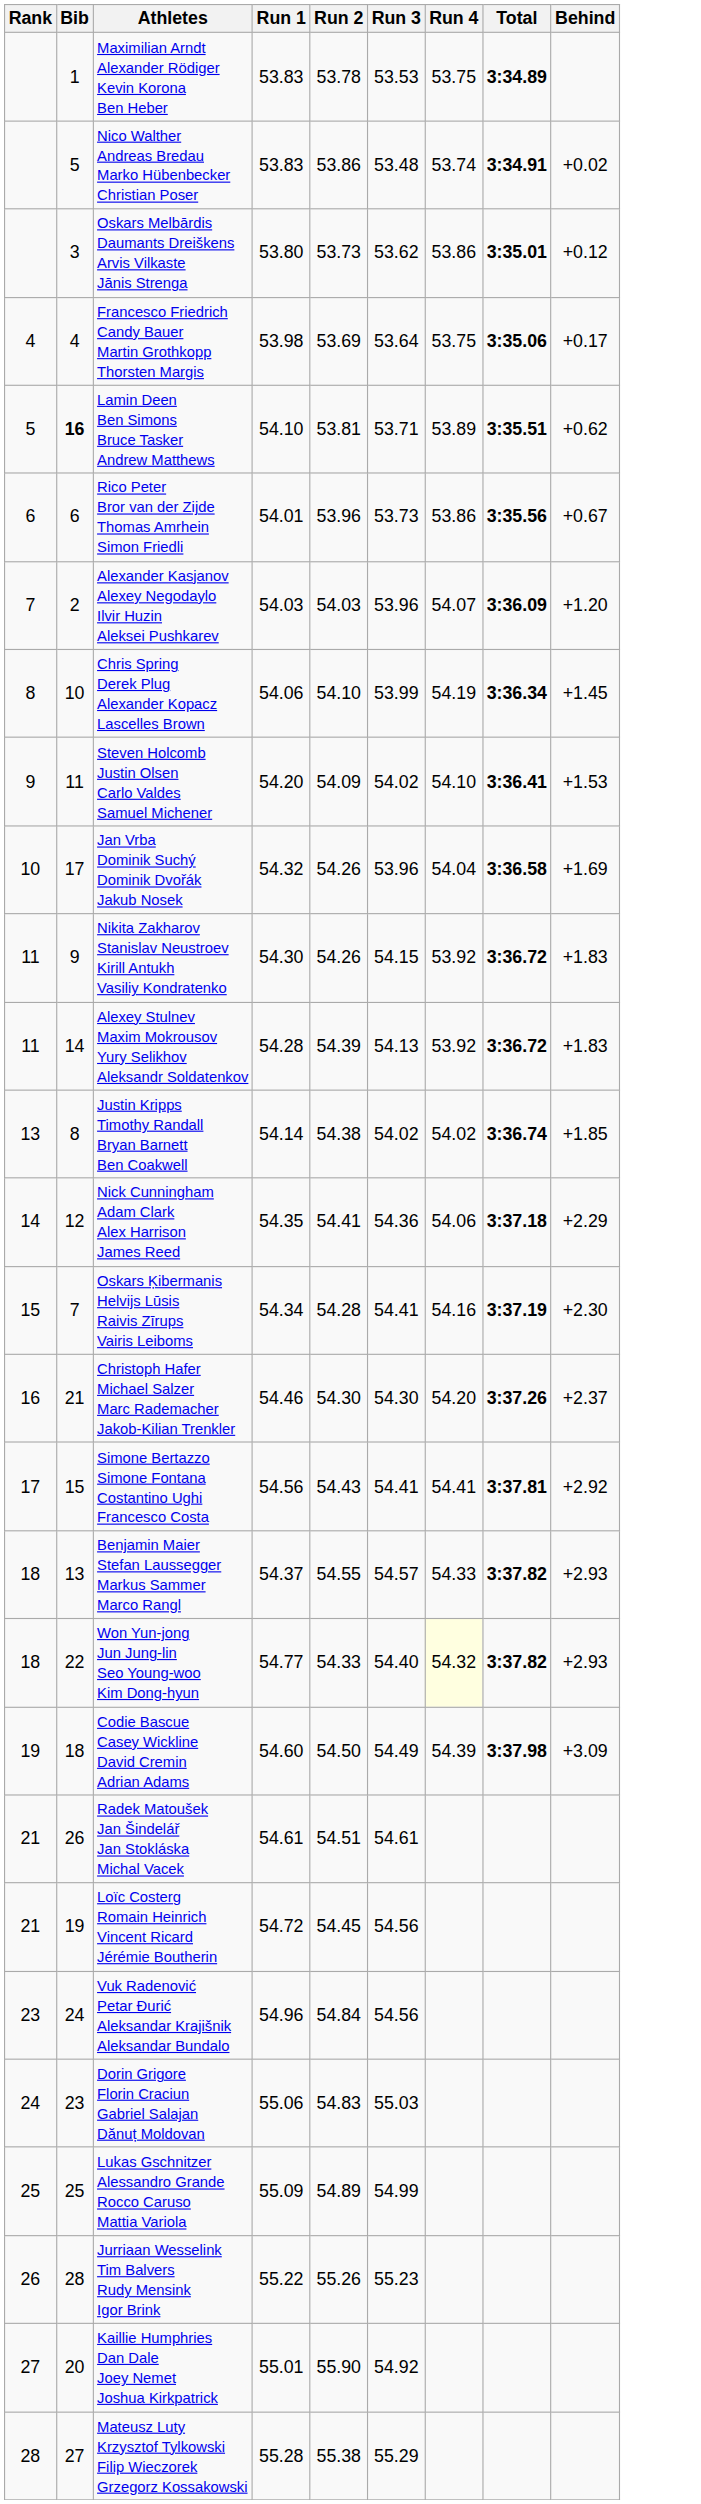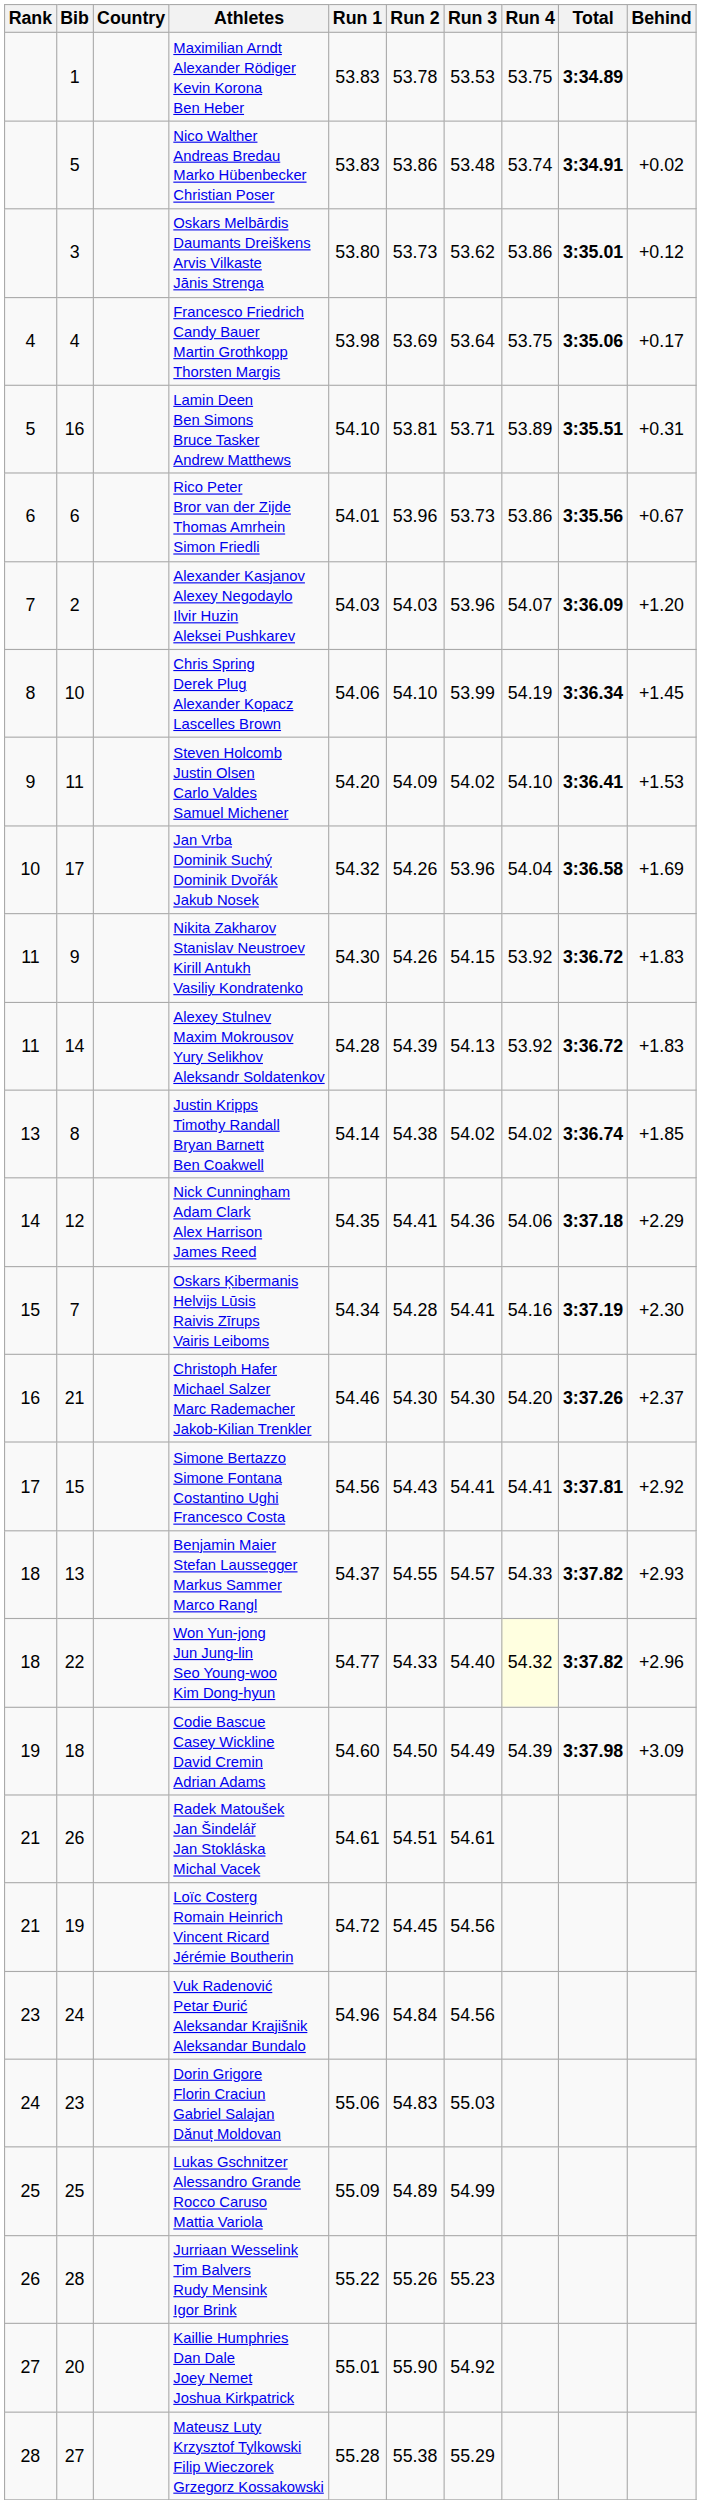+ column: (131, 18)
(75, 429) bold -> (75, 429) normal
(585, 429) +0.62 -> (661, 429) +0.31
(585, 1662) +2.93 -> (661, 1662) +2.96
